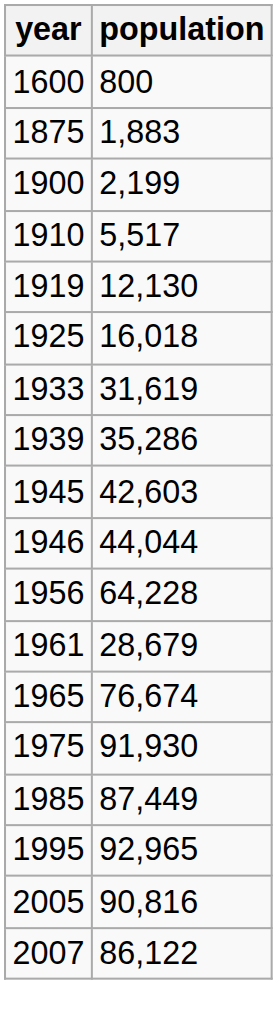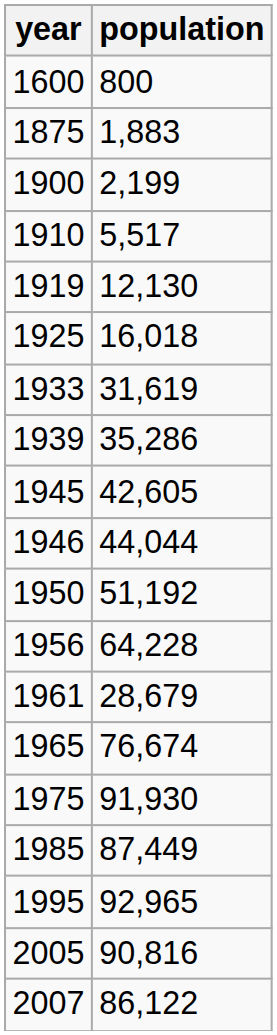(149, 491) 42,603 -> (149, 491) 42,605
+ row: (48, 593)
